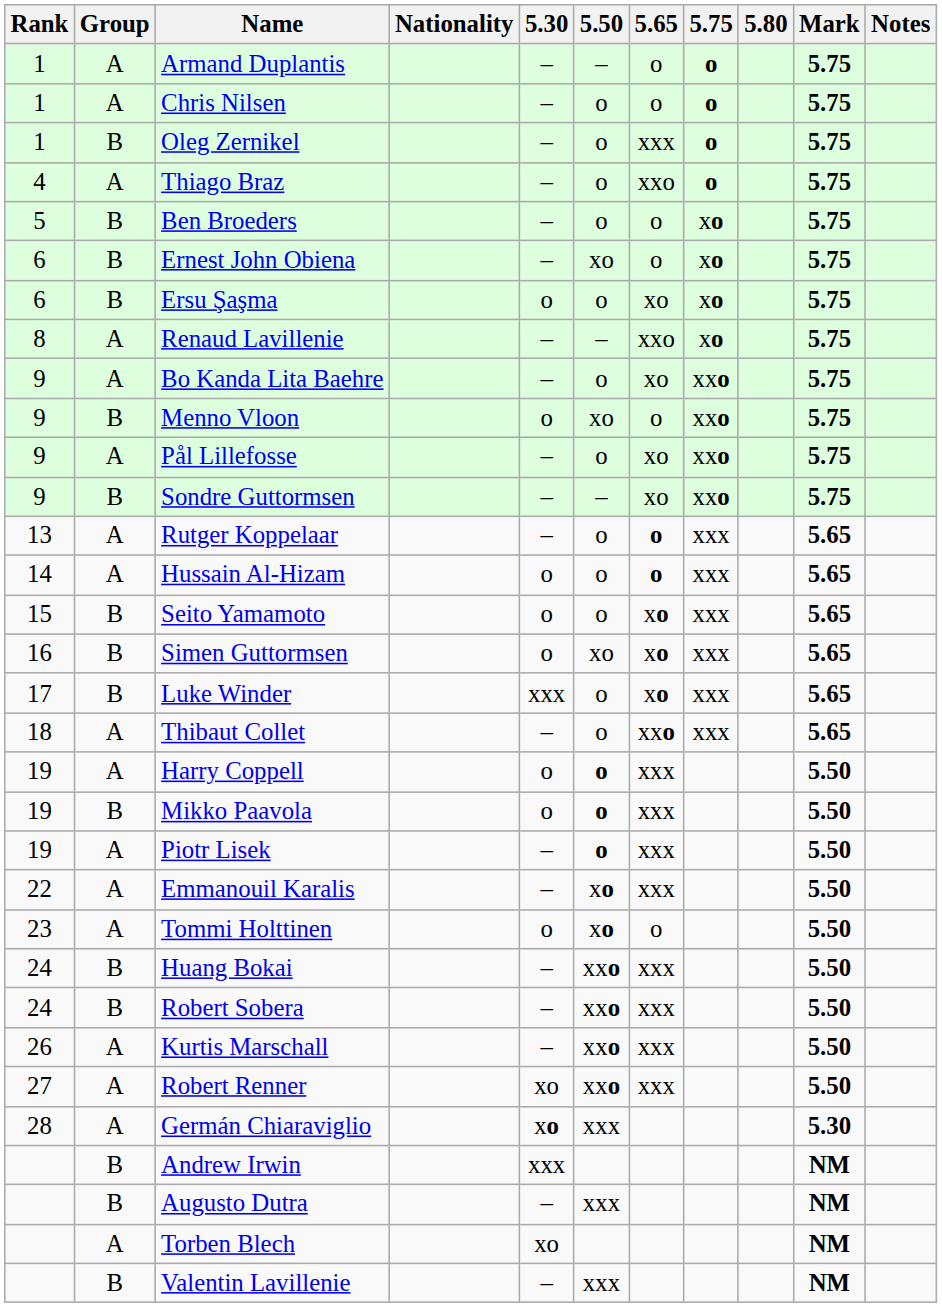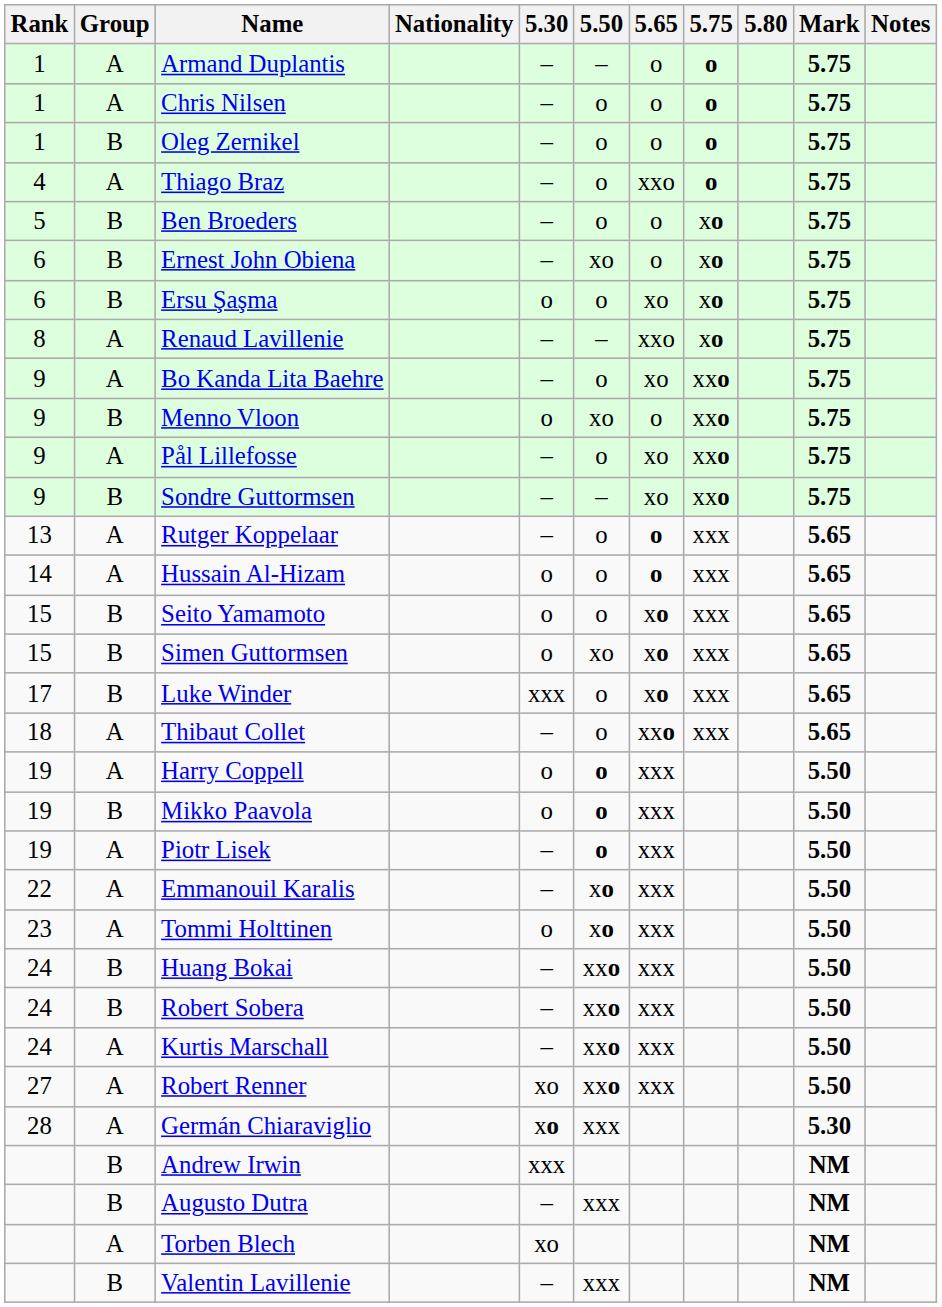(656, 142) xxx -> (656, 142) o
(39, 653) 16 -> (39, 653) 15
(656, 928) o -> (656, 928) xxx
(39, 1046) 26 -> (39, 1046) 24
